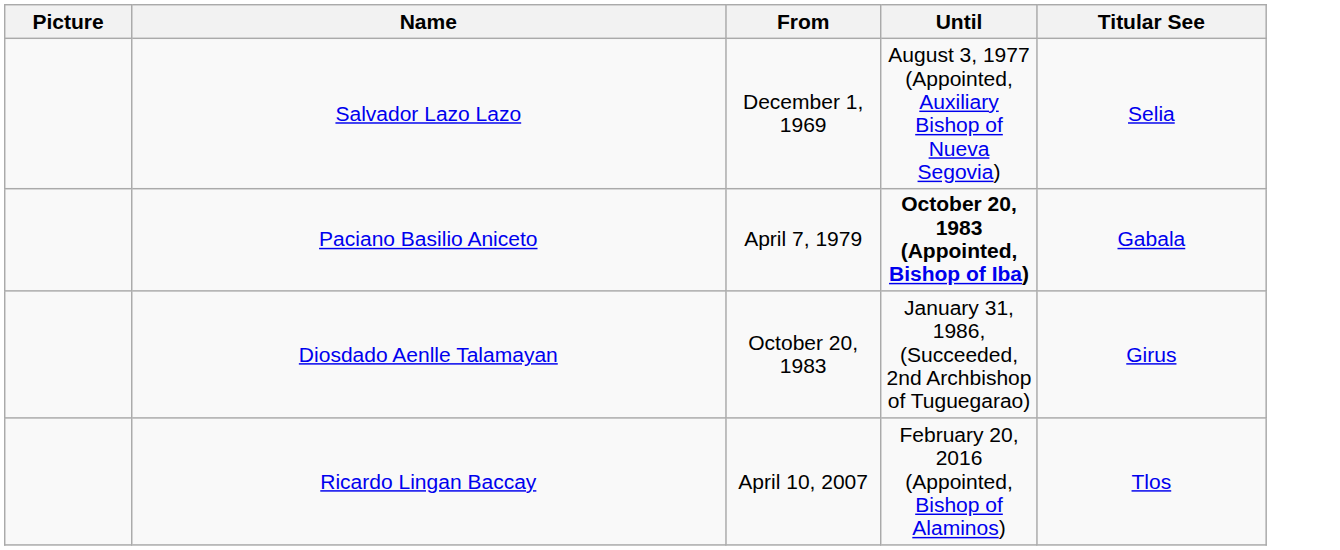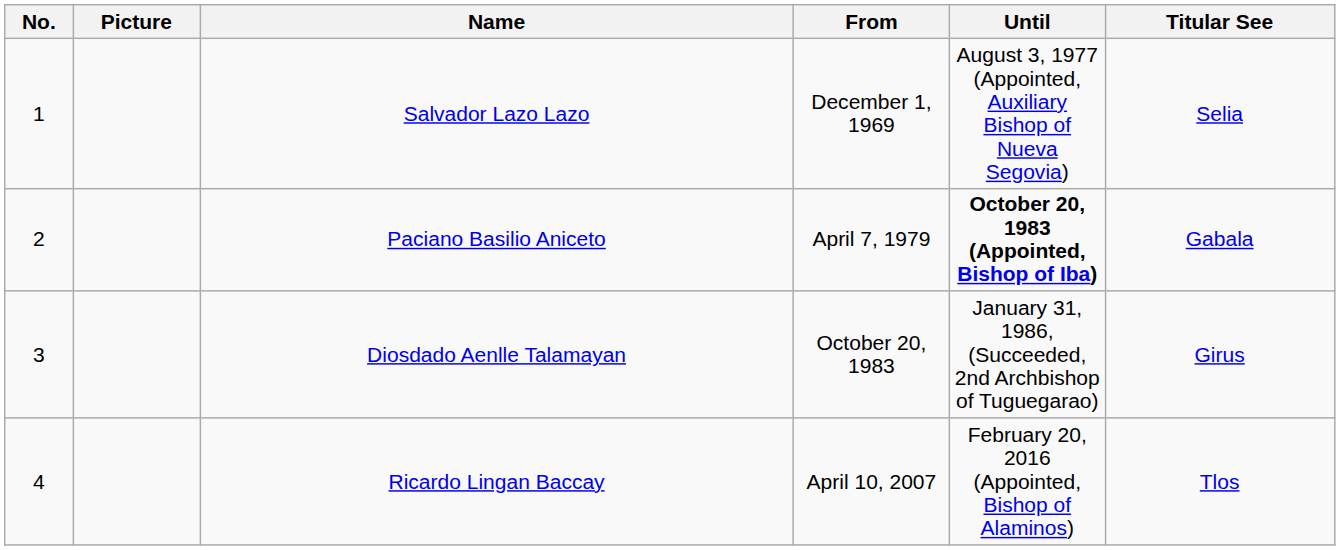+ column: (39, 22)
